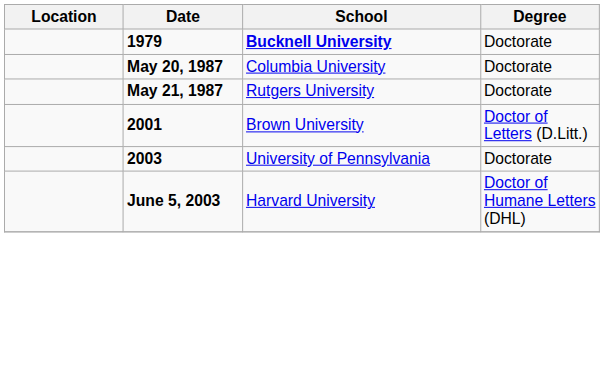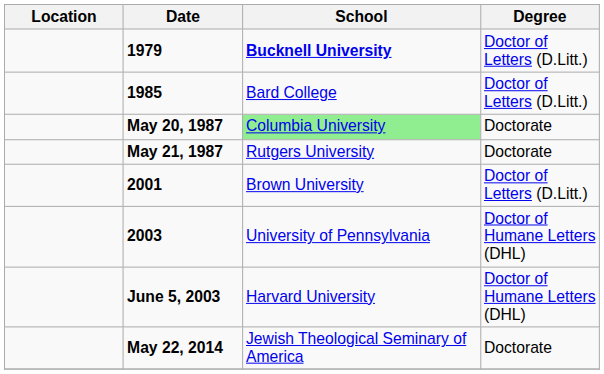(518, 41) Doctorate -> (536, 50) Doctor of Letters (D.Litt.)
+ row: (145, 93)
(316, 66) no background -> (316, 126) lightgreen background
(518, 158) Doctorate -> (540, 236) Doctor of Humane Letters (DHL)
+ row: (175, 348)
